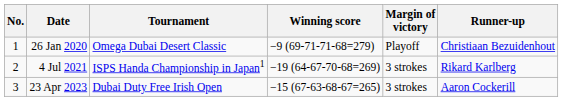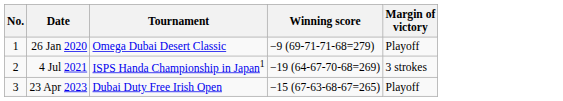- column: (498, 21)
(406, 87) 3 strokes -> (402, 87) Playoff
